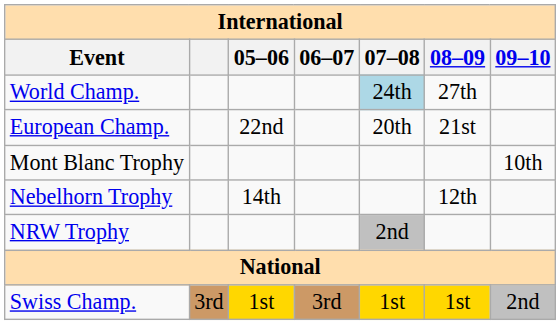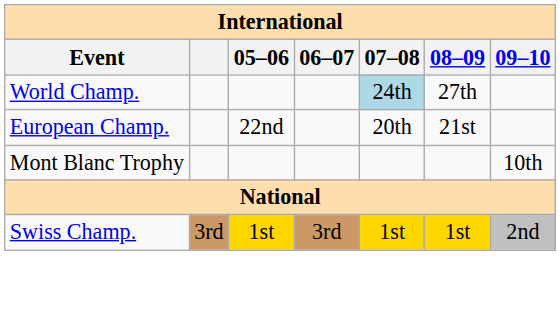- row: (91, 197)
- row: (69, 232)
